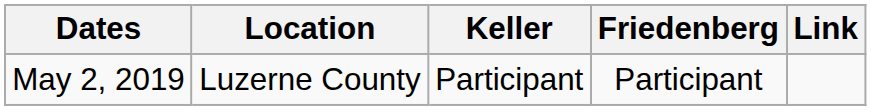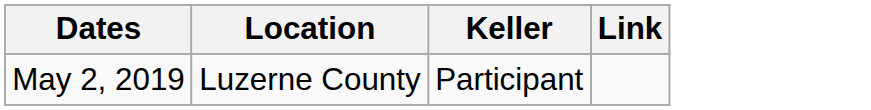- column: (688, 29)
